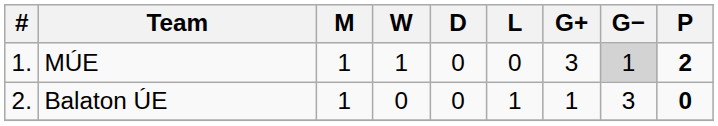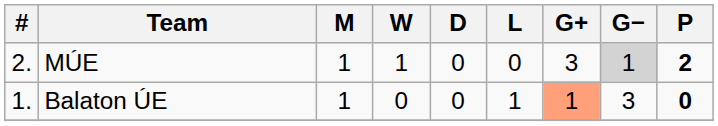(22, 62) 1. -> (22, 62) 2.
(22, 100) 2. -> (22, 100) 1.
(572, 100) no background -> (572, 100) lightsalmon background
